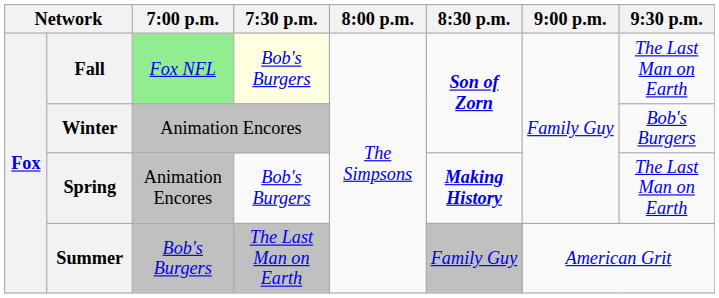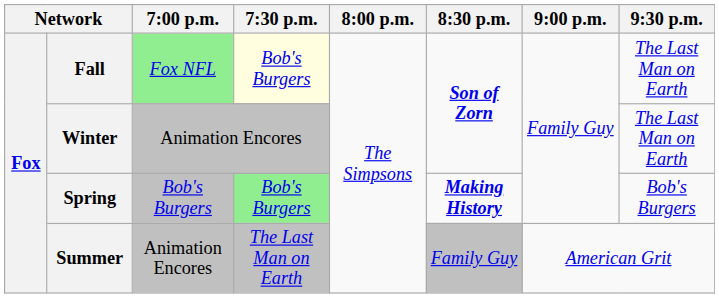(667, 128) Bob's Burgers -> (667, 138) The Last Man on Earth
(183, 187) Animation Encores -> (183, 198) Bob's Burgers
(281, 187) no background -> (281, 198) lightgreen background
(667, 187) The Last Man on Earth -> (667, 198) Bob's Burgers
(183, 257) Bob's Burgers -> (183, 257) Animation Encores
